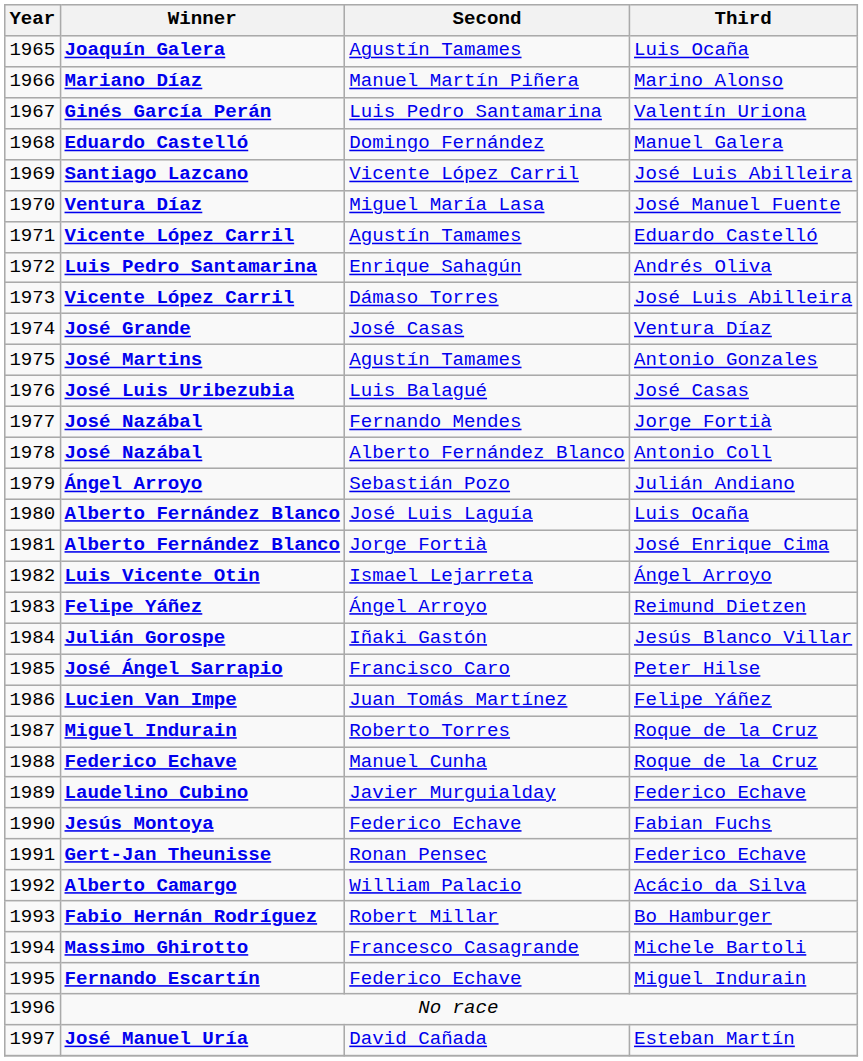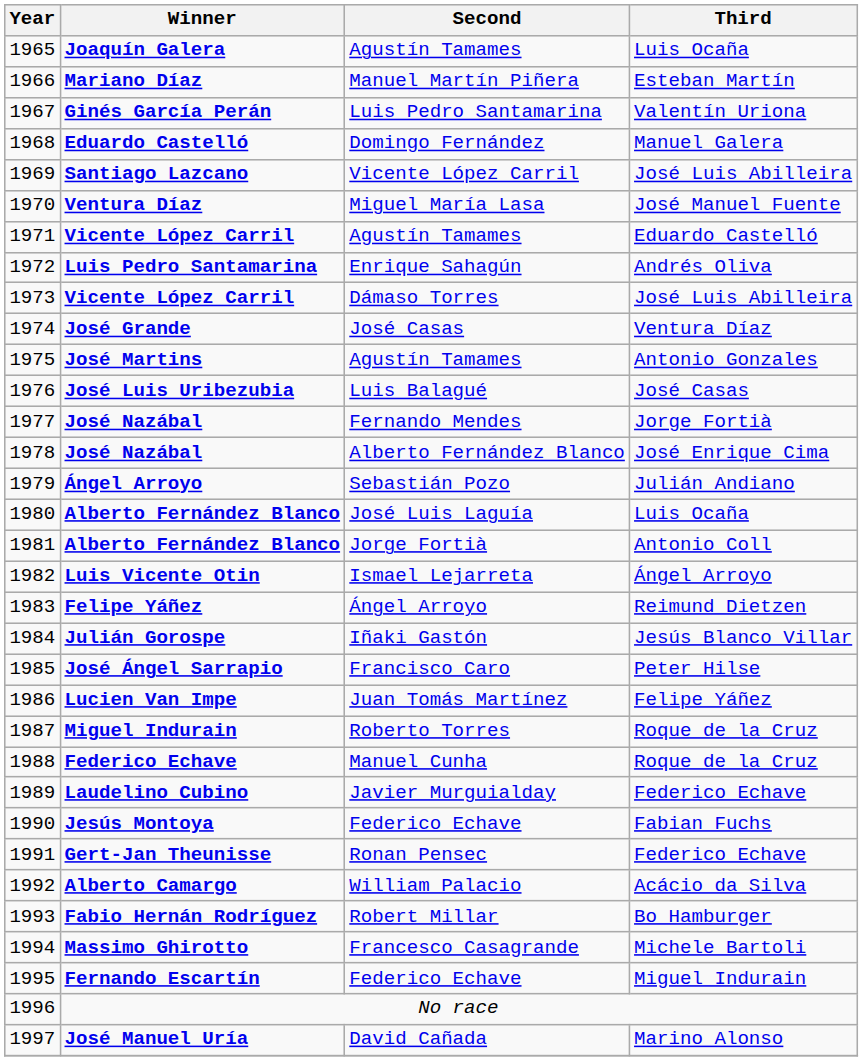(709, 82) Marino Alonso -> (714, 82) Esteban Martín
(703, 453) Antonio Coll -> (732, 453) José Enrique Cima
(732, 546) José Enrique Cima -> (703, 546) Antonio Coll
(714, 1040) Esteban Martín -> (709, 1040) Marino Alonso
